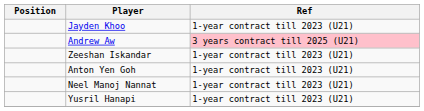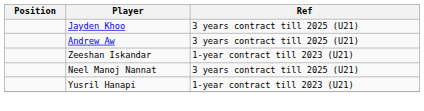(273, 26) 1-year contract till 2023 (U21) -> (276, 26) 3 years contract till 2025 (U21)
(276, 40) pink background -> (276, 40) no background
- row: (102, 70)
(273, 84) 1-year contract till 2023 (U21) -> (276, 70) 3 years contract till 2025 (U21)
